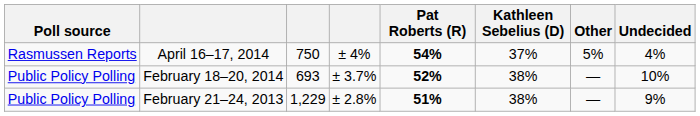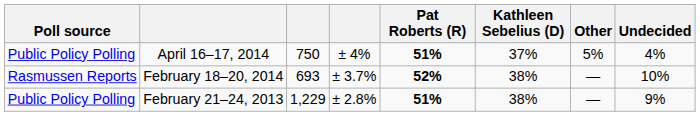(72, 54) Rasmussen Reports -> (71, 54) Public Policy Polling
(428, 54) 54% -> (428, 54) 51%
(71, 76) Public Policy Polling -> (72, 76) Rasmussen Reports
